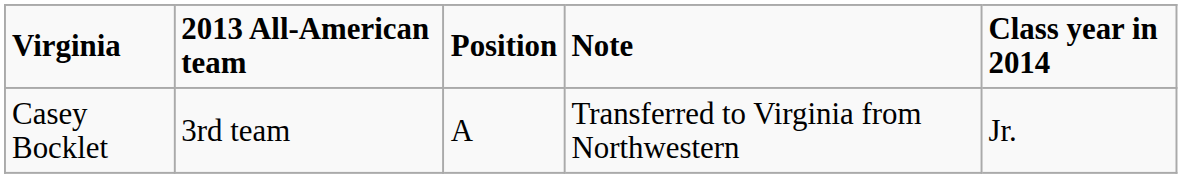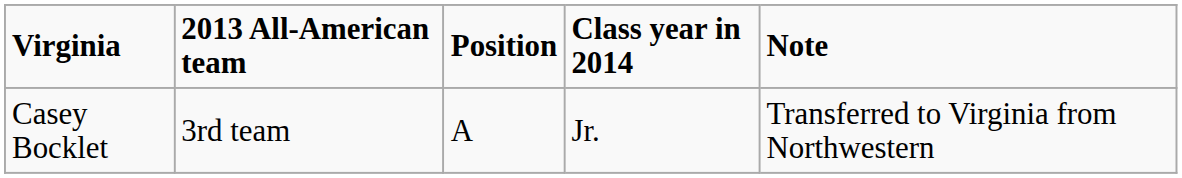columns swapped: (1073, 46) <-> (602, 46)
